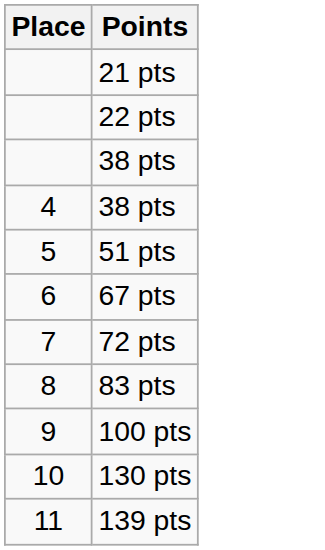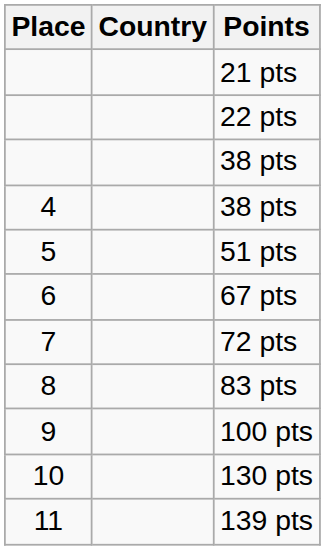+ column: (153, 26)
